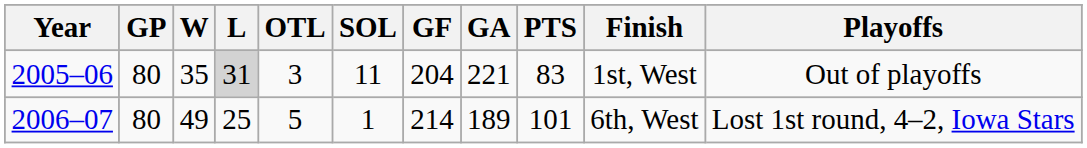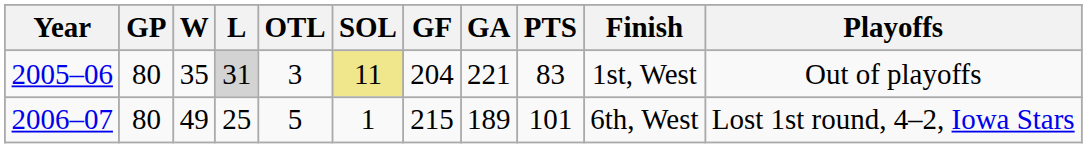(368, 73) no background -> (368, 73) khaki background
(432, 119) 214 -> (432, 119) 215
